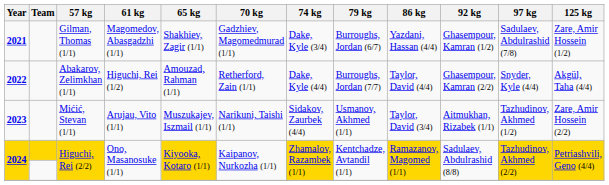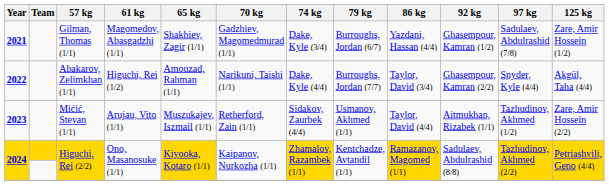(241, 81) Retherford, Zain (1/1) -> (251, 81) Narikuni, Taishi (1/1)
(411, 81) Taylor, David (4/4) -> (411, 81) Taylor, David (3/4)
(251, 120) Narikuni, Taishi (1/1) -> (241, 120) Retherford, Zain (1/1)
(411, 120) Taylor, David (3/4) -> (411, 120) Taylor, David (4/4)
